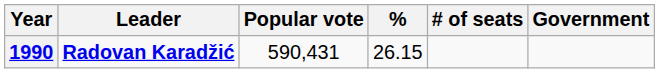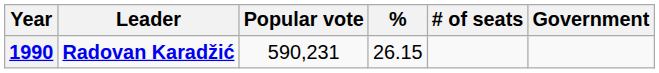(304, 51) 590,431 -> (304, 51) 590,231
